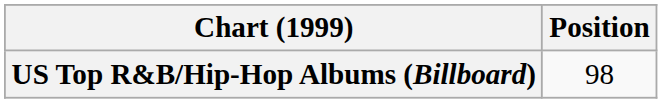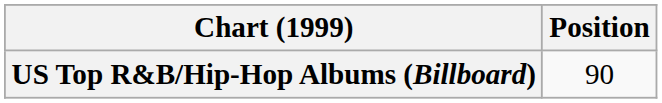(600, 73) 98 -> (600, 73) 90
